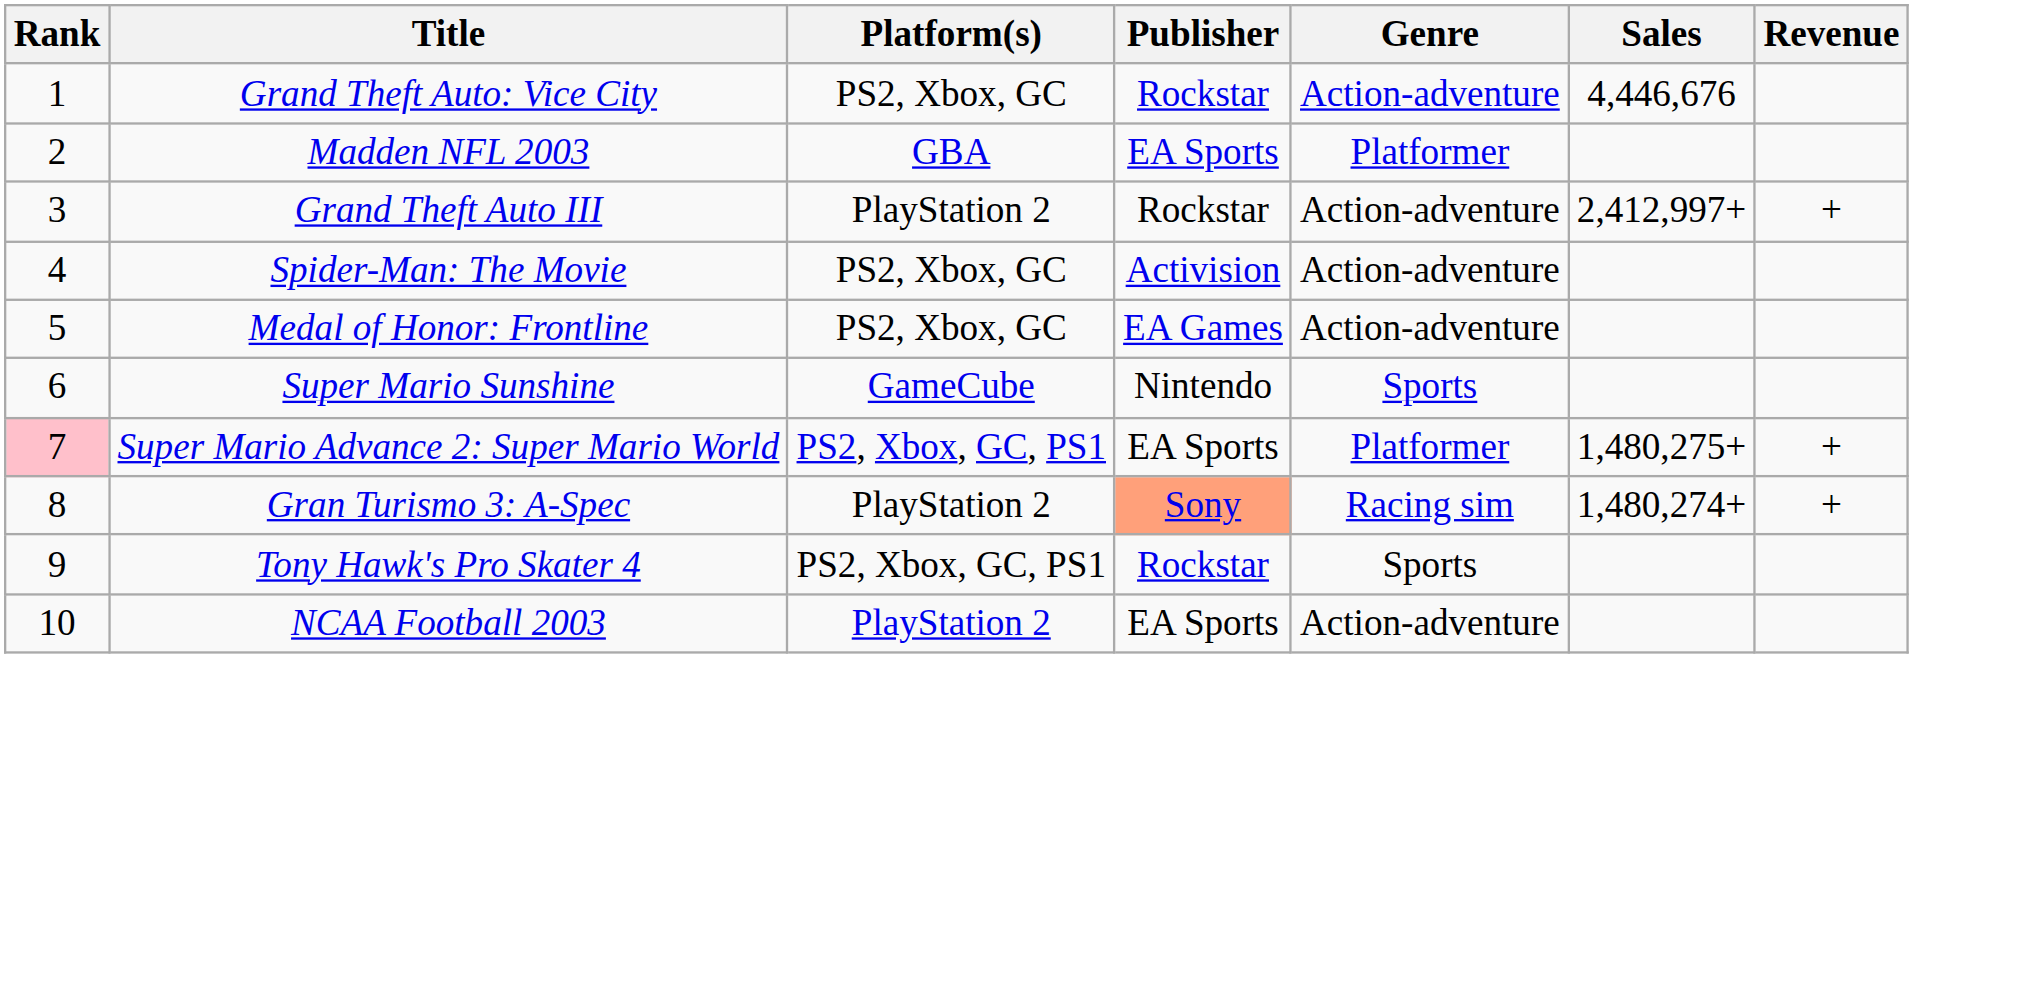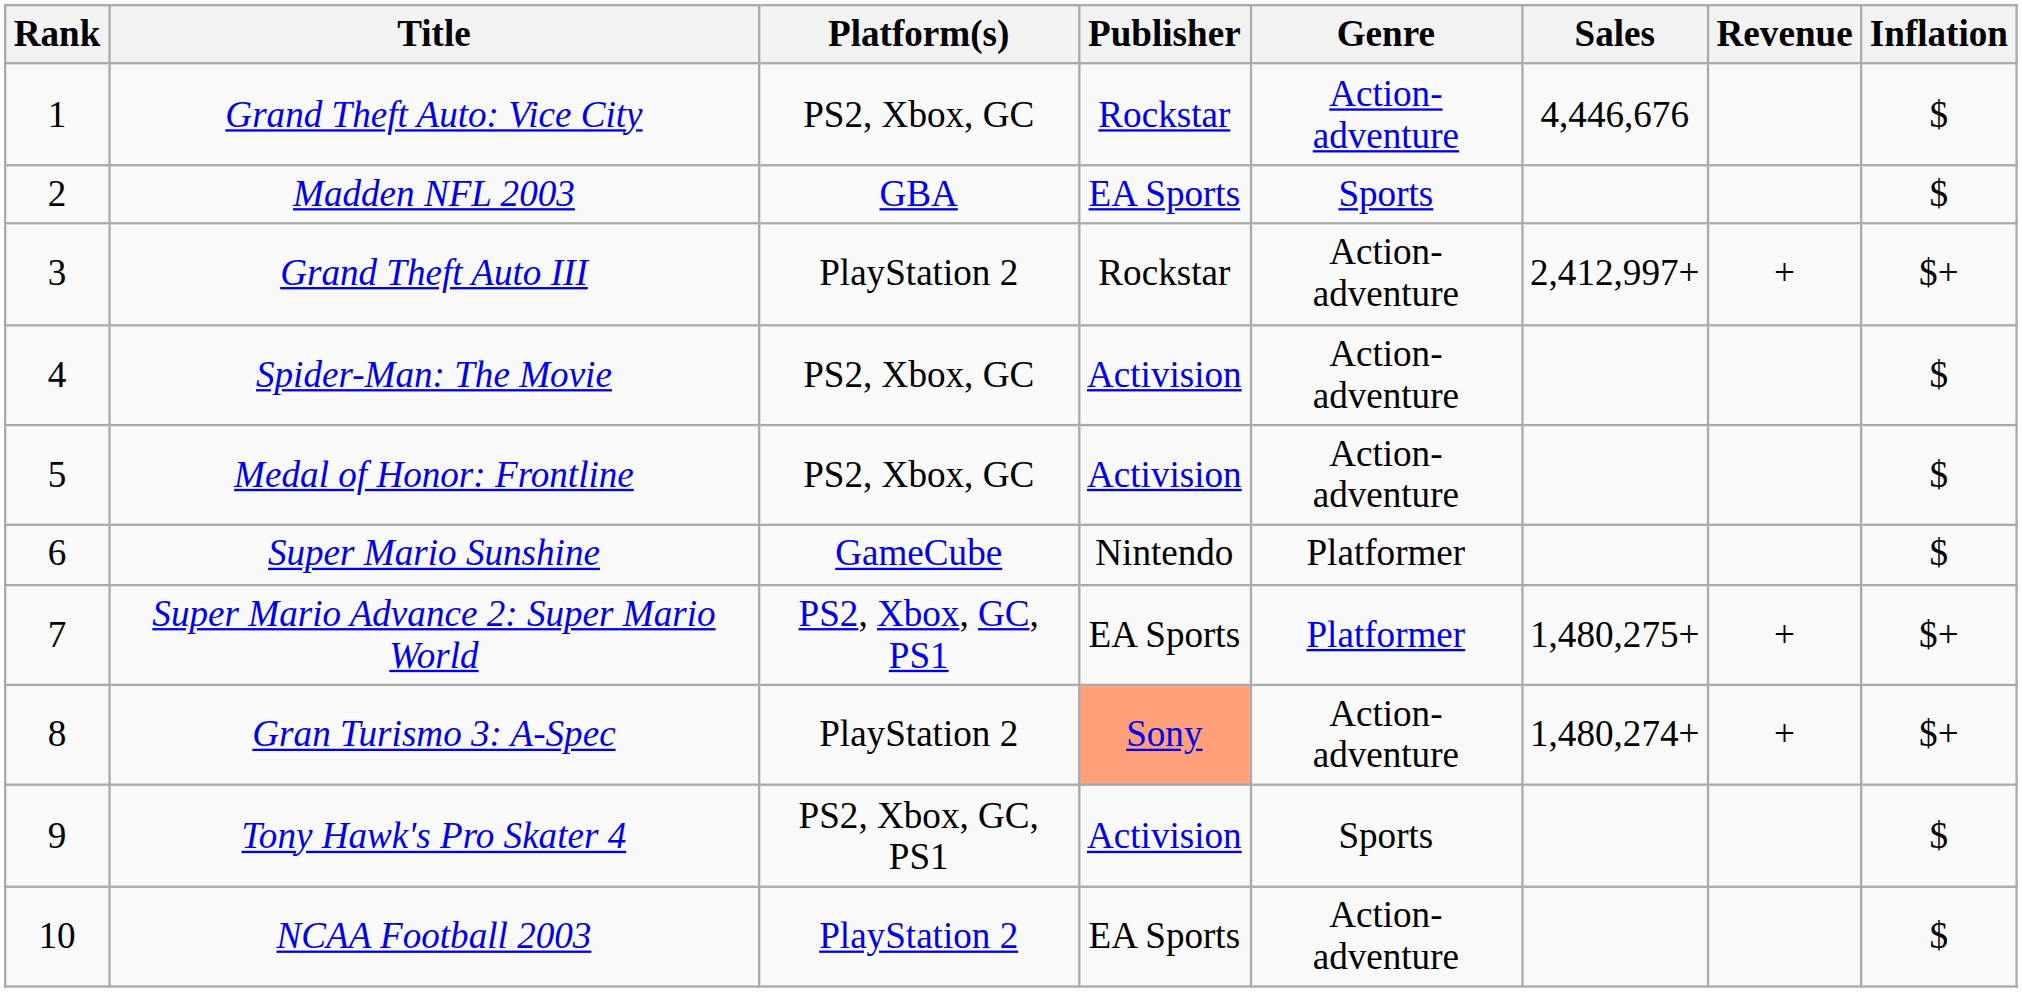+ column: (1939, 33)
(1430, 151) Platformer -> (1386, 193) Sports
(1203, 328) EA Games -> (1164, 474) Activision
(1430, 387) Sports -> (1386, 554) Platformer
(57, 446) pink background -> (57, 633) no background
(1430, 504) Racing sim -> (1386, 734) Action-adventure
(1203, 563) Rockstar -> (1164, 835) Activision
